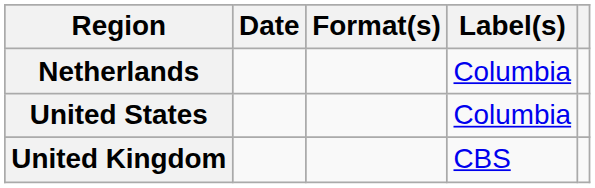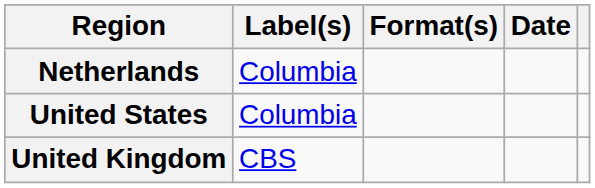columns swapped: (269, 26) <-> (512, 26)
